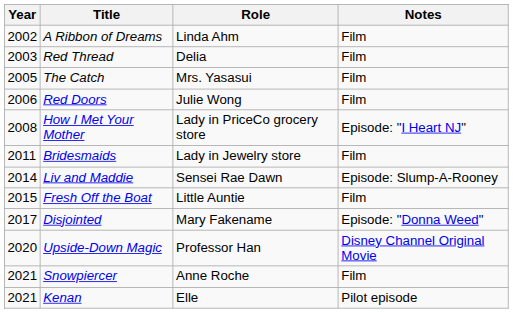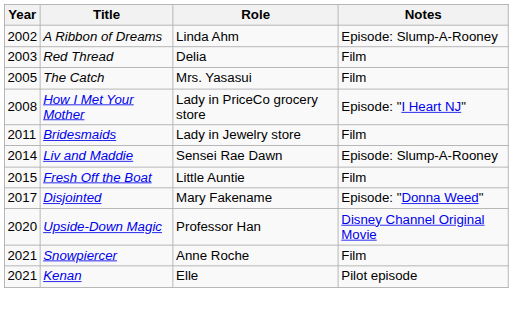(354, 36) Film -> (420, 36) Episode: Slump-A-Rooney
- row: (75, 99)
